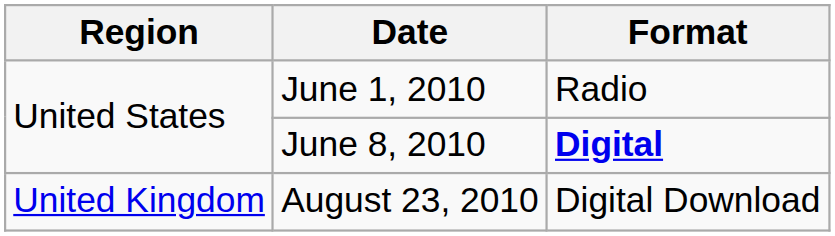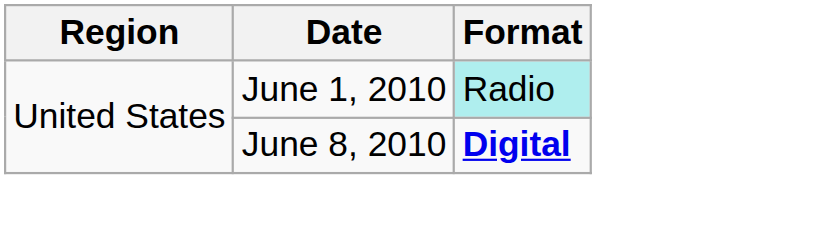(601, 88) no background -> (509, 88) paleturquoise background
- row: (410, 200)
